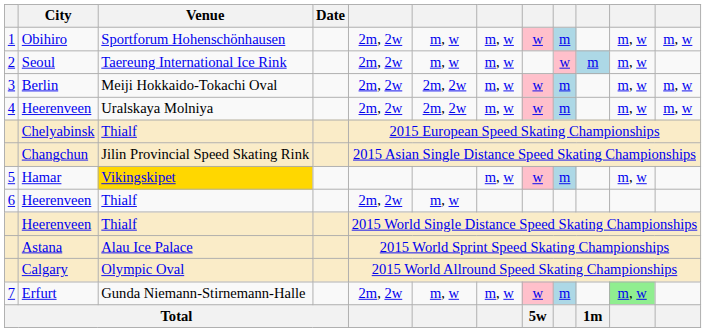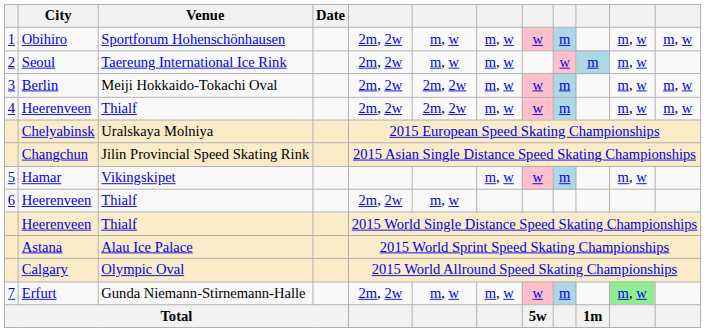(157, 108) Uralskaya Molniya -> (119, 108) Thialf
(119, 131) Thialf -> (157, 131) Uralskaya Molniya
(138, 177) gold background -> (138, 177) no background
